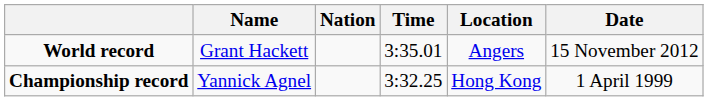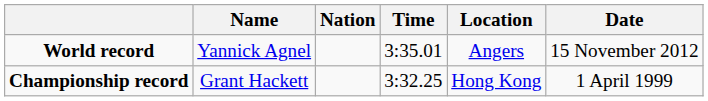(254, 50) Grant Hackett -> (254, 50) Yannick Agnel
(254, 80) Yannick Agnel -> (254, 80) Grant Hackett
